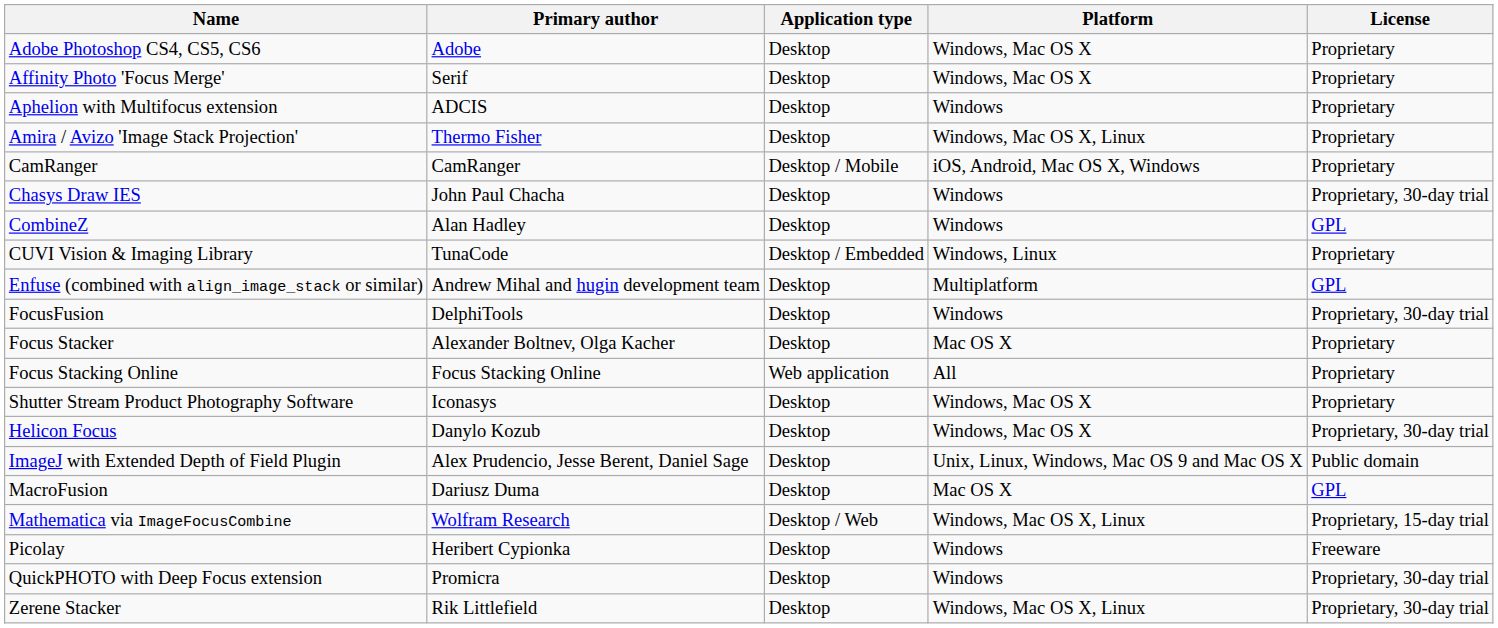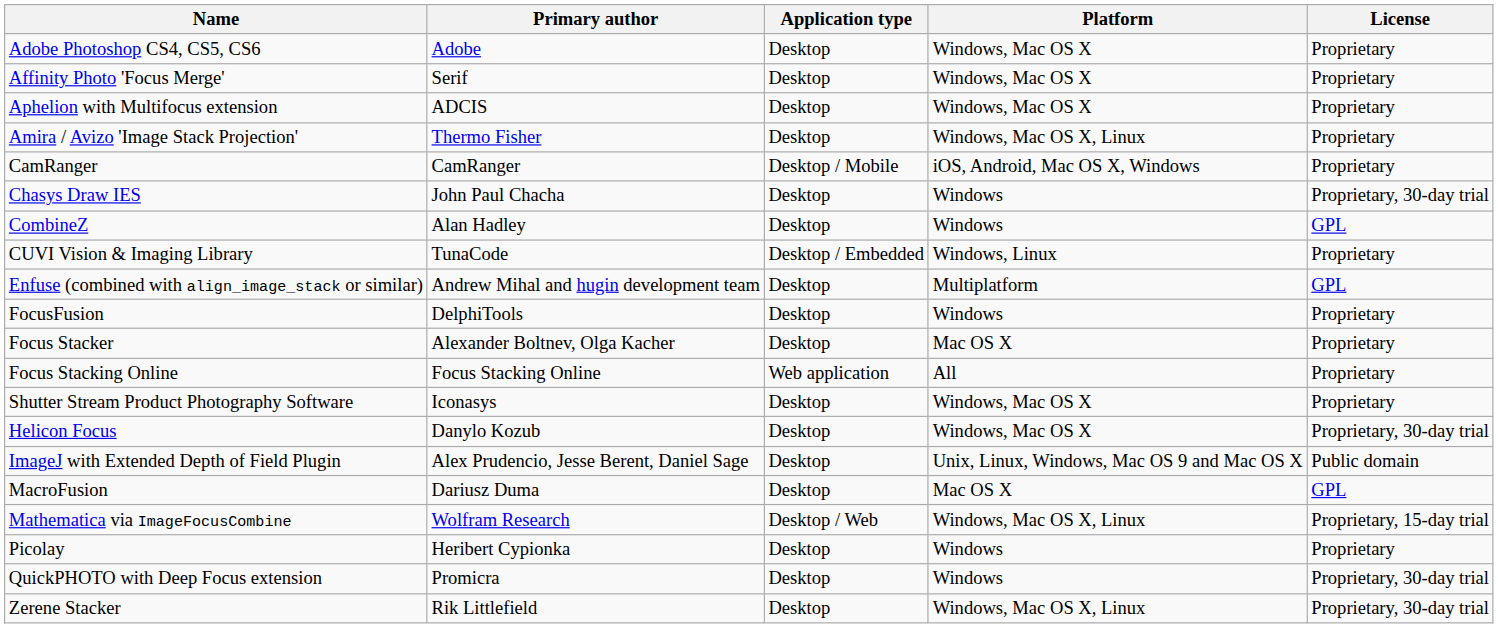(968, 107) Windows -> (1012, 107) Windows, Mac OS X
(1400, 313) Proprietary, 30-day trial -> (1353, 313) Proprietary
(1346, 549) Freeware -> (1353, 549) Proprietary
